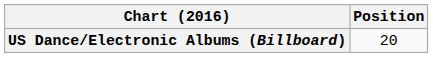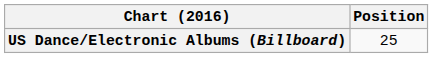(389, 41) 20 -> (389, 41) 25
